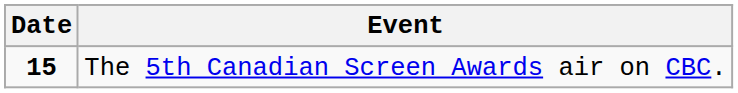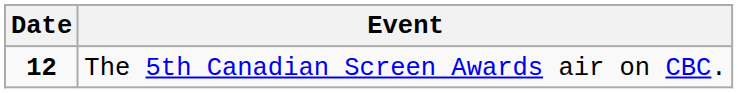(42, 67) 15 -> (42, 67) 12
